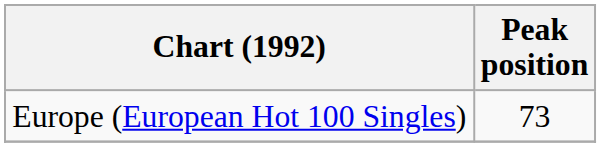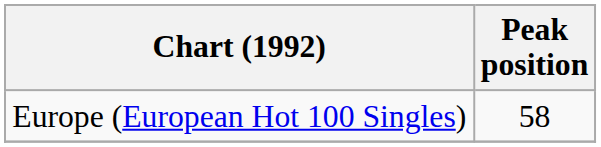(535, 115) 73 -> (535, 115) 58
